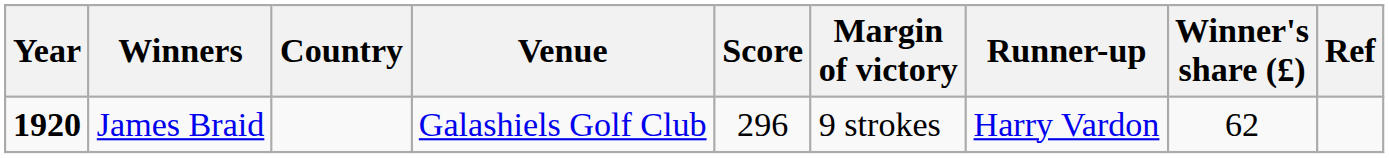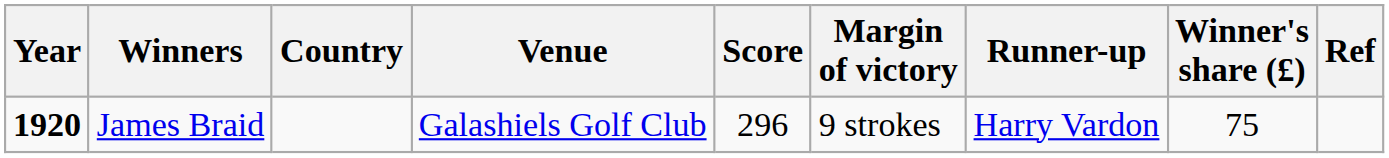(1242, 123) 62 -> (1242, 123) 75
